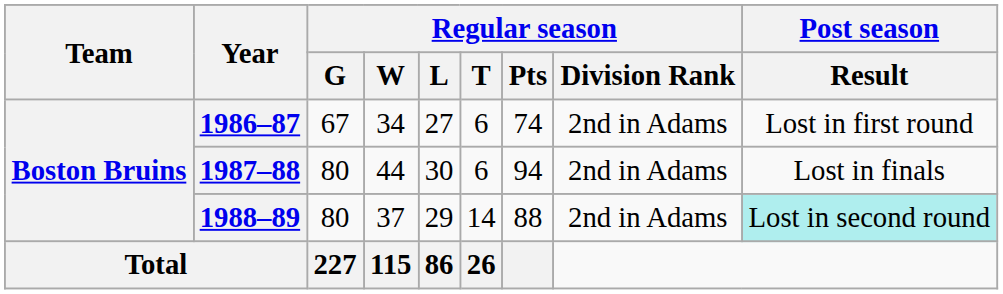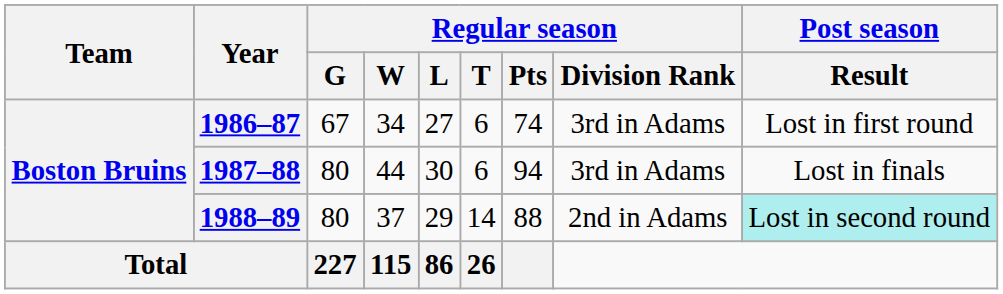(648, 123) 2nd in Adams -> (648, 123) 3rd in Adams
(648, 170) 2nd in Adams -> (648, 170) 3rd in Adams
